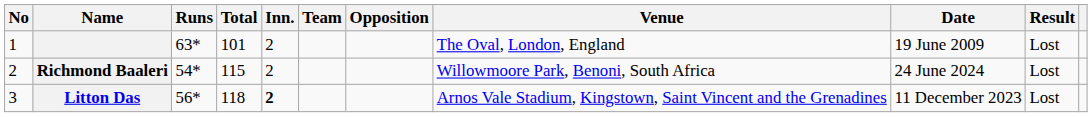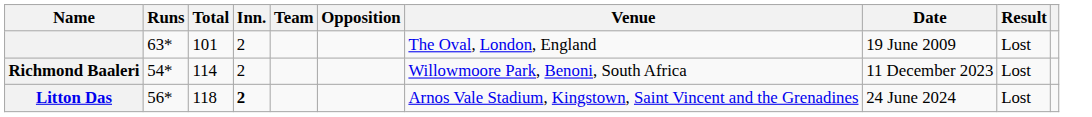- column: (19, 17)
(233, 71) 115 -> (205, 71) 114
(939, 71) 24 June 2024 -> (930, 71) 11 December 2023
(958, 97) 11 December 2023 -> (911, 97) 24 June 2024
